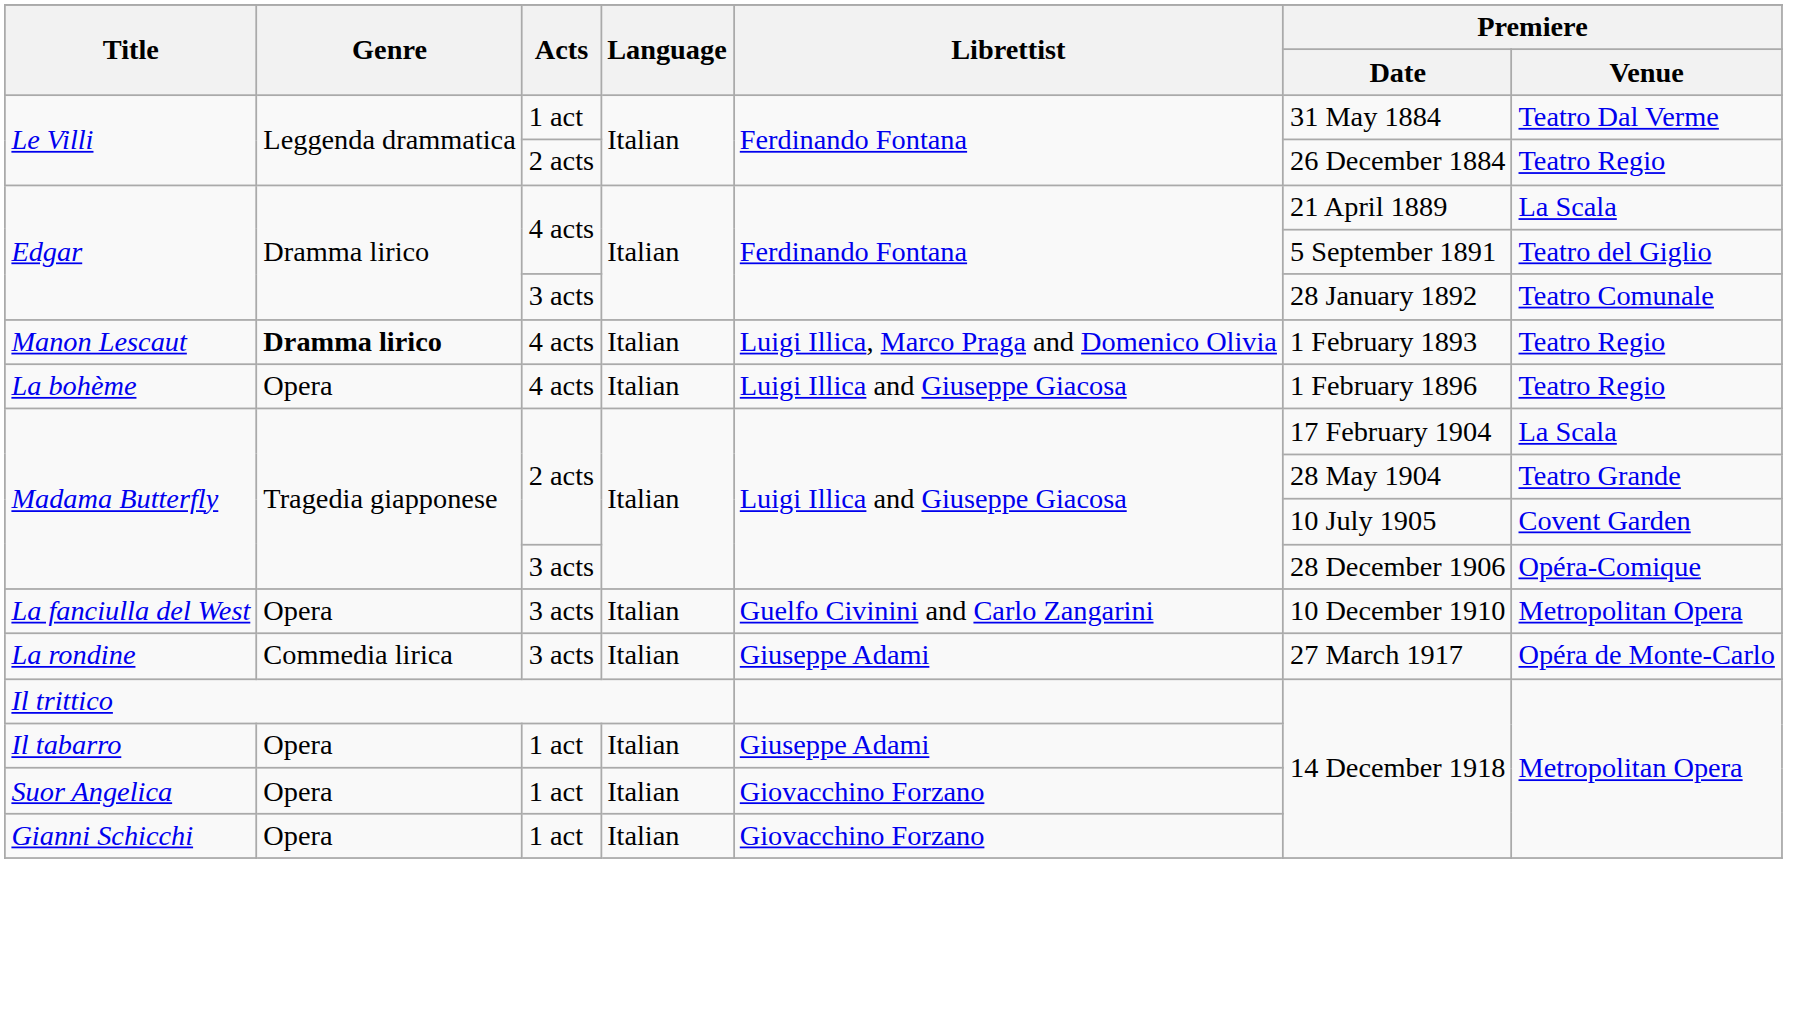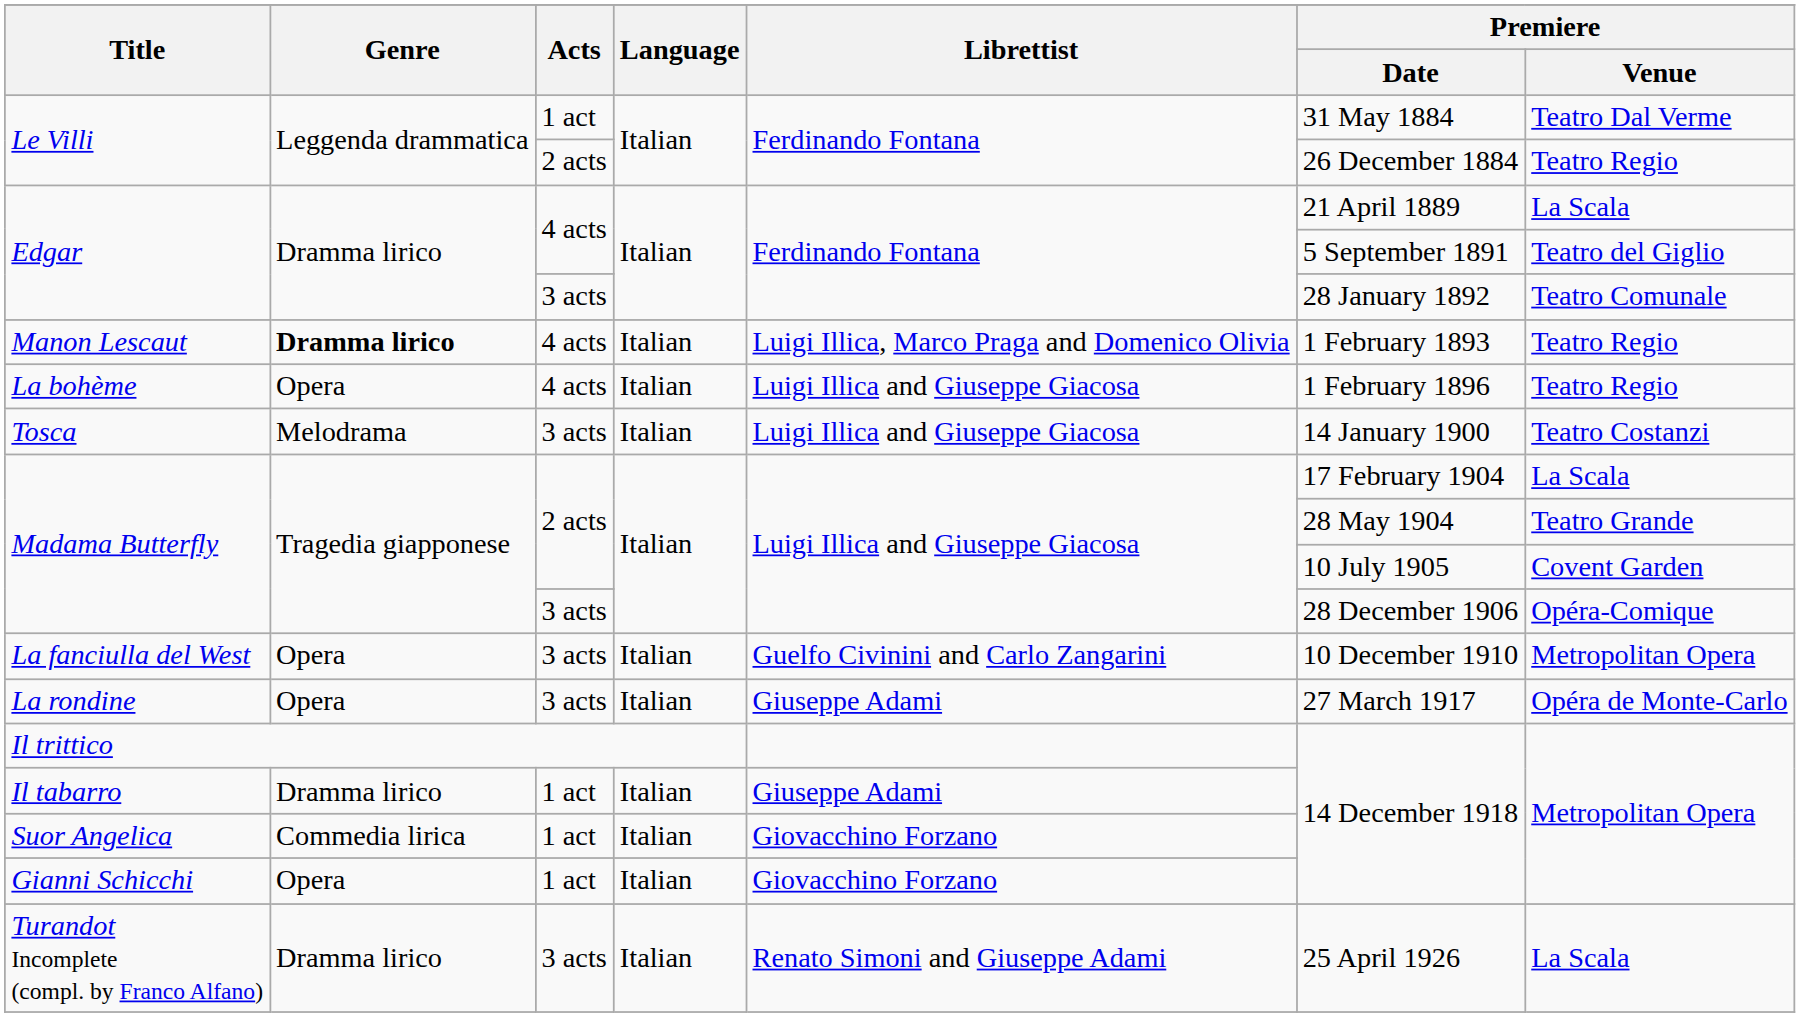+ row: (44, 431)
(358, 655) Commedia lirica -> (311, 700) Opera
(298, 745) Opera -> (359, 790) Dramma lirico
(298, 790) Opera -> (371, 835) Commedia lirica
+ row: (137, 957)
